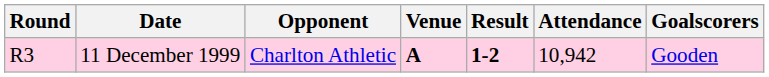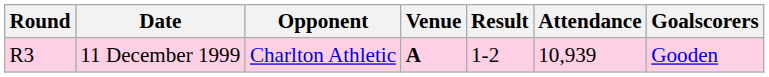(485, 54) bold -> (485, 54) normal
(567, 54) 10,942 -> (567, 54) 10,939
